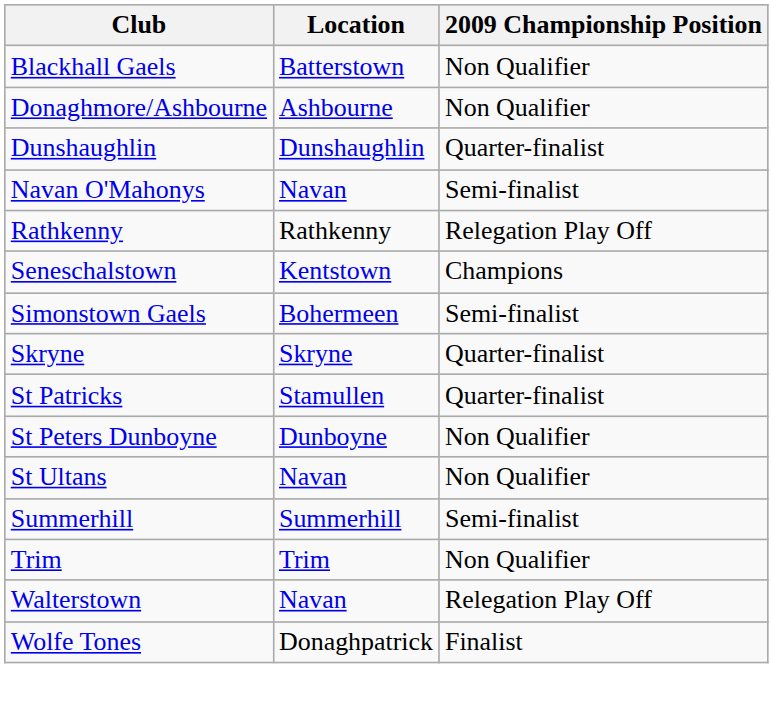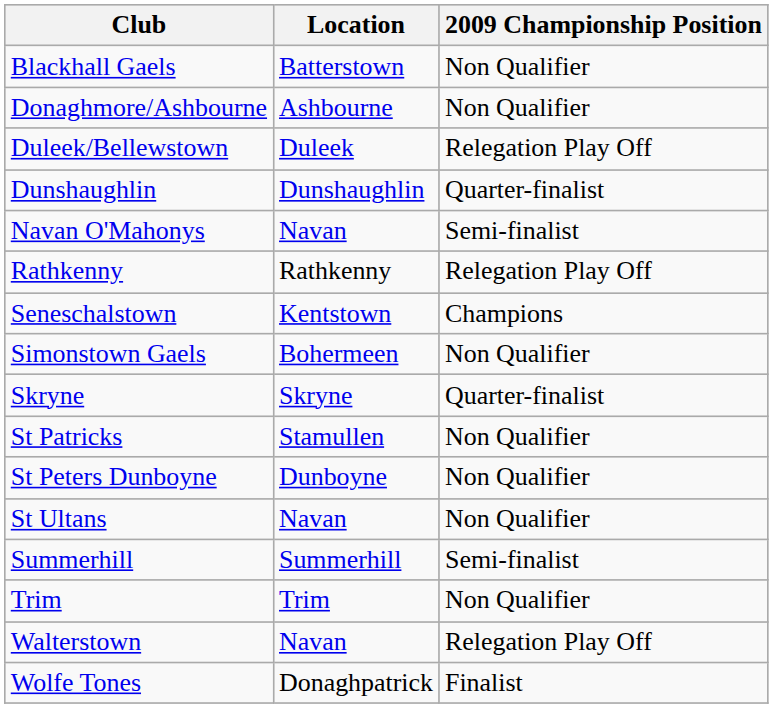+ row: (119, 148)
(512, 312) Semi-finalist -> (517, 353) Non Qualifier
(525, 395) Quarter-finalist -> (517, 436) Non Qualifier
